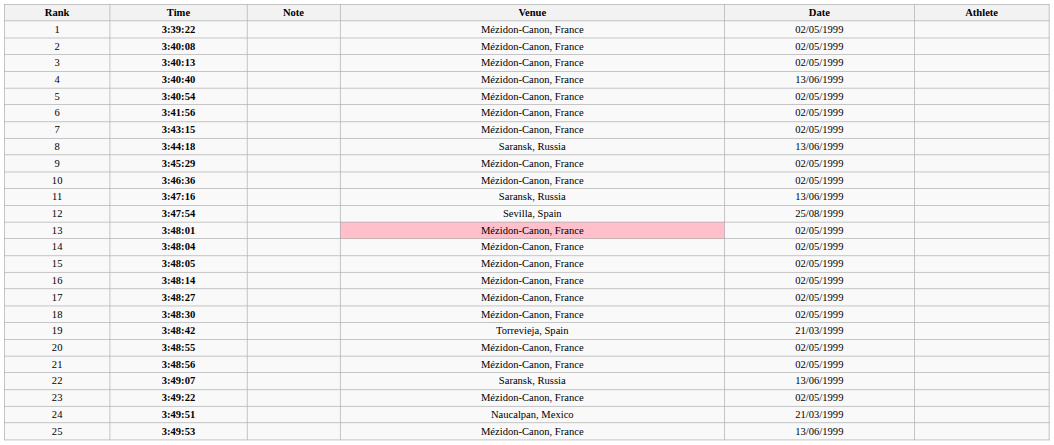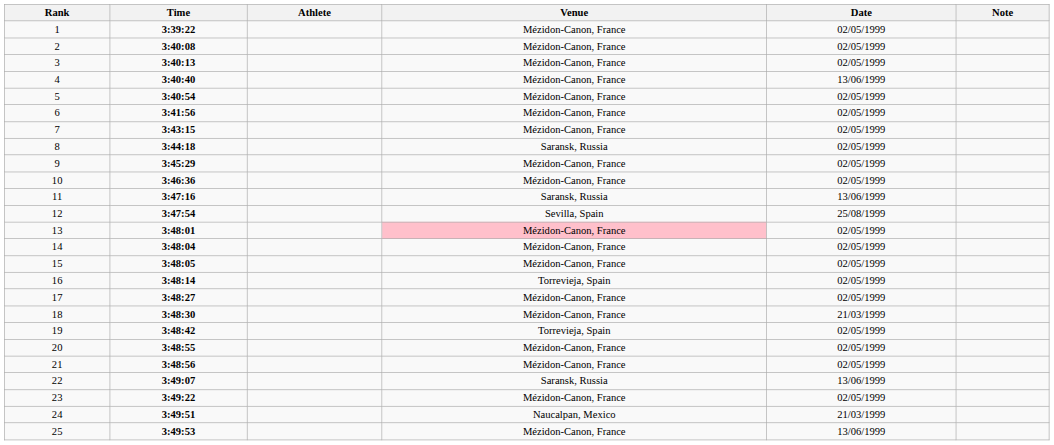columns swapped: (982, 12) <-> (293, 12)
(819, 146) 13/06/1999 -> (861, 146) 02/05/1999
(532, 280) Mézidon-Canon, France -> (574, 280) Torrevieja, Spain
(819, 314) 02/05/1999 -> (861, 314) 21/03/1999
(819, 331) 21/03/1999 -> (861, 331) 02/05/1999
